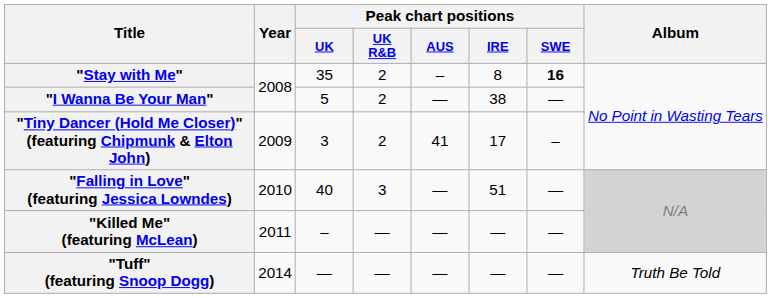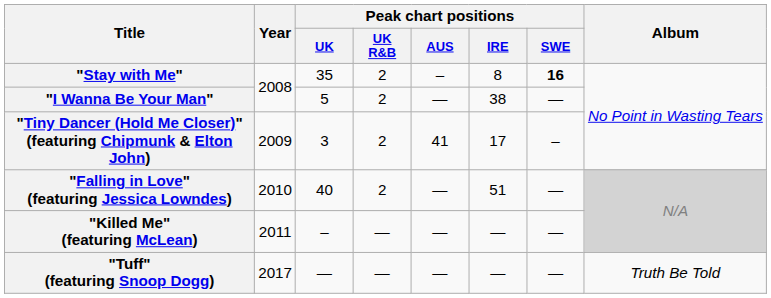(382, 190) 3 -> (382, 190) 2
(275, 272) 2014 -> (275, 272) 2017
